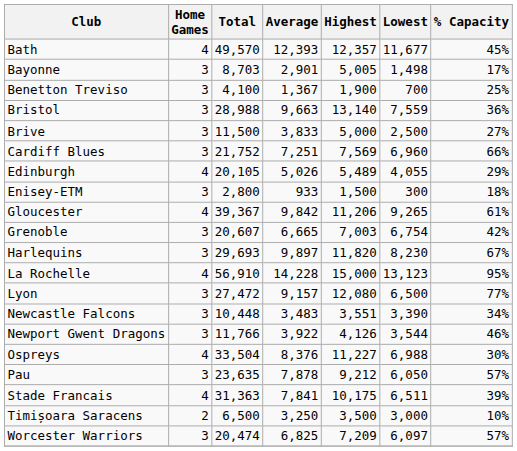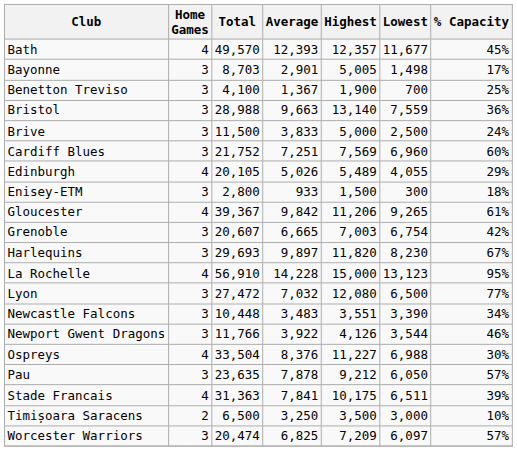(498, 131) 27% -> (498, 131) 24%
(498, 151) 66% -> (498, 151) 60%
(300, 293) 9,157 -> (300, 293) 7,032
